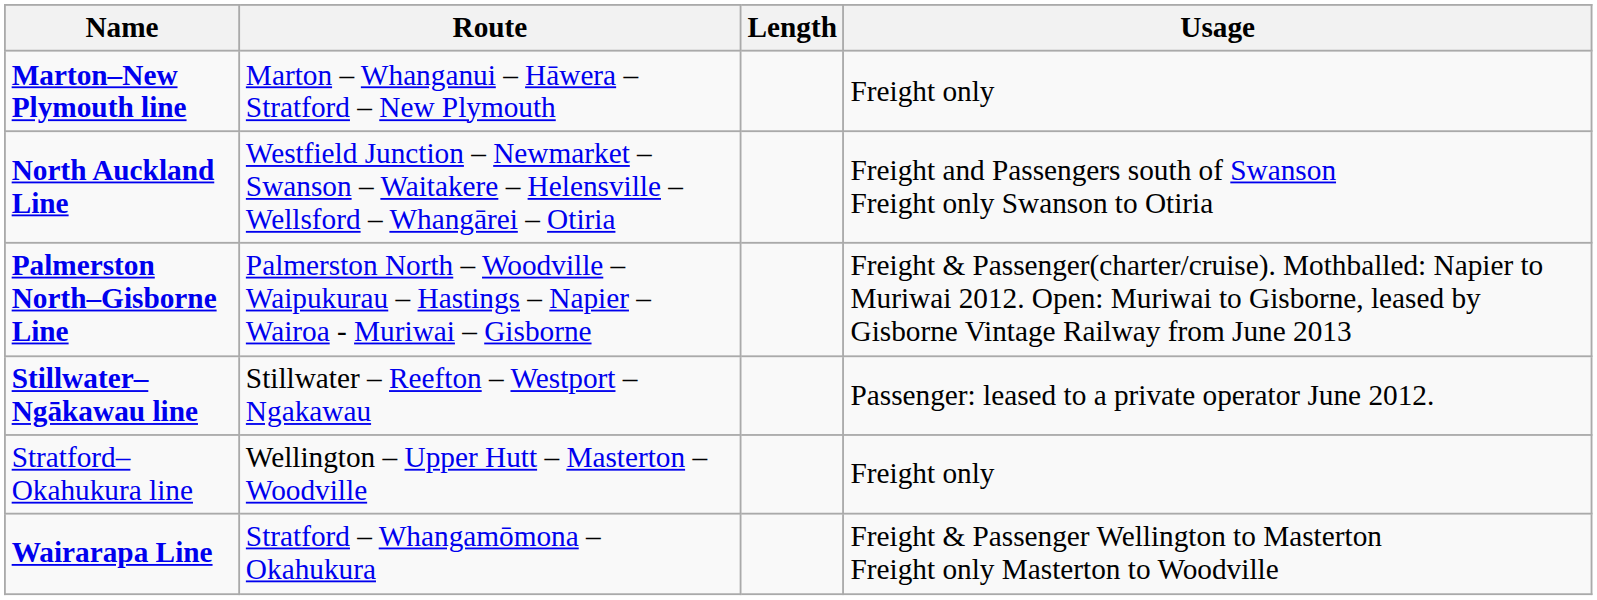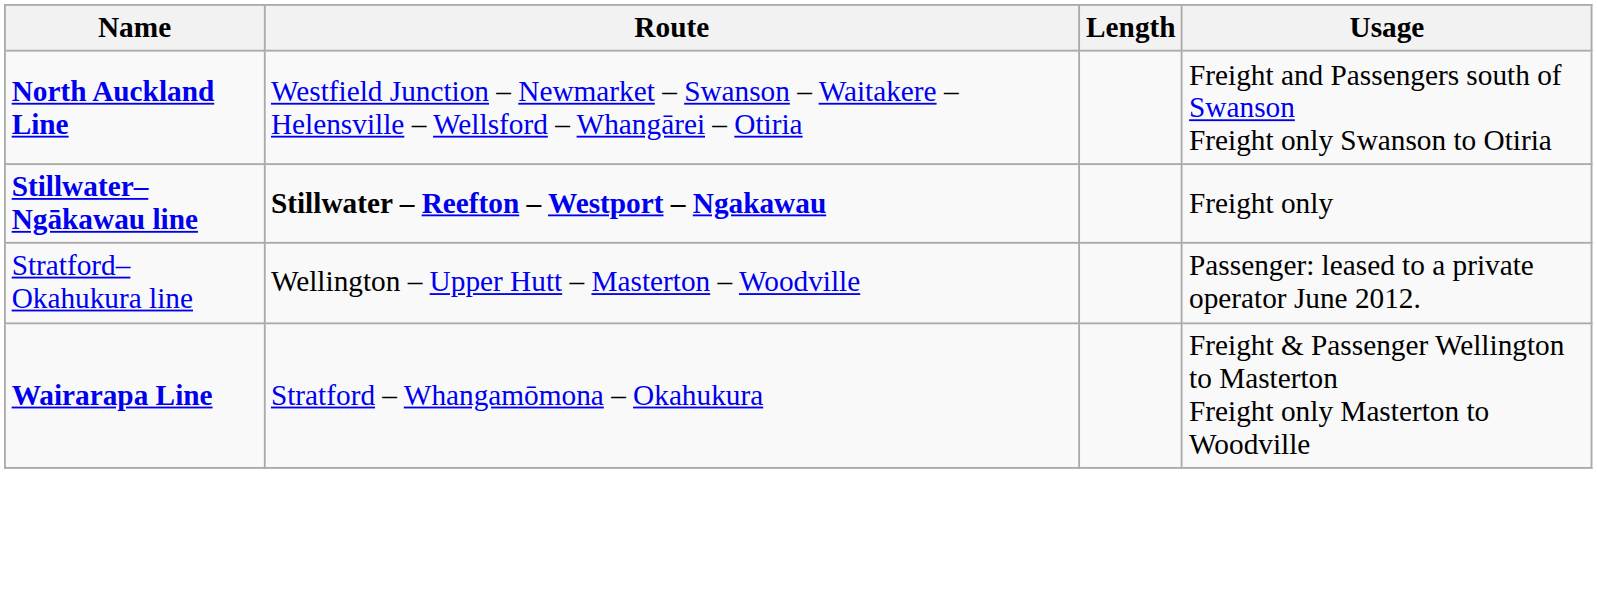- row: (99, 90)
- row: (114, 298)
(442, 394) normal -> (549, 202) bold
(1142, 394) Passenger: leased to a private operator June 2012. -> (1261, 202) Freight only
(923, 474) Freight only -> (1361, 282) Passenger: leased to a private operator June 2012.
